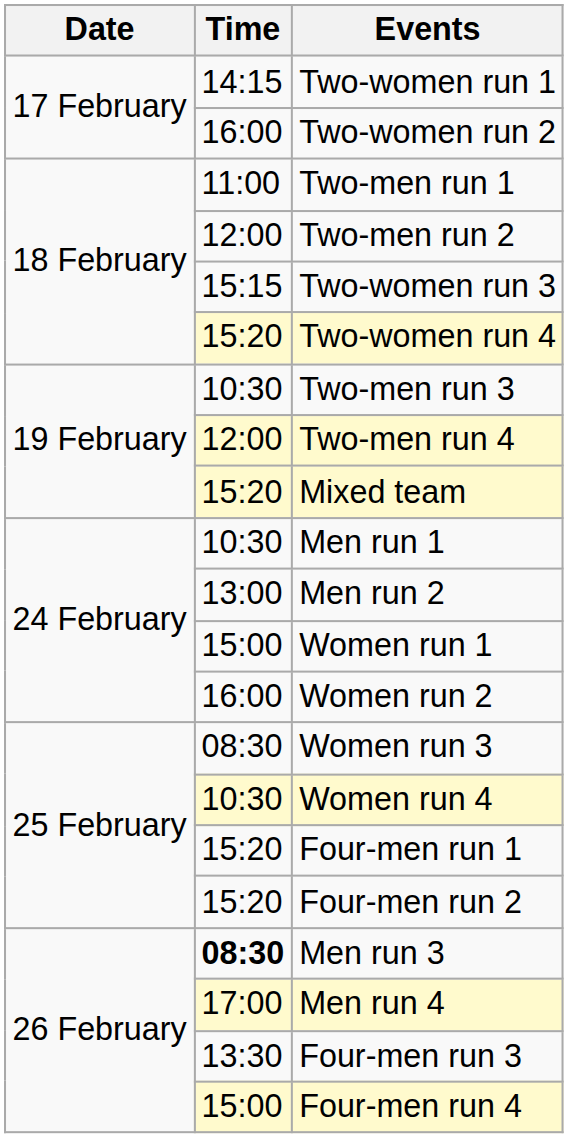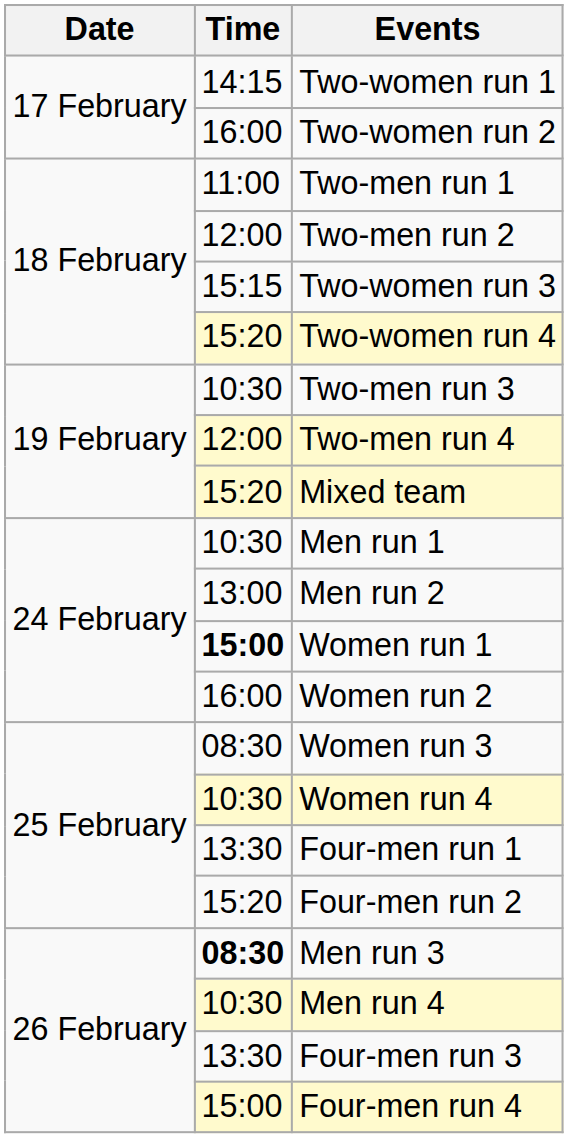(242, 645) normal -> (243, 645) bold
(242, 850) 15:20 -> (242, 850) 13:30
(242, 1004) 17:00 -> (242, 1004) 10:30
